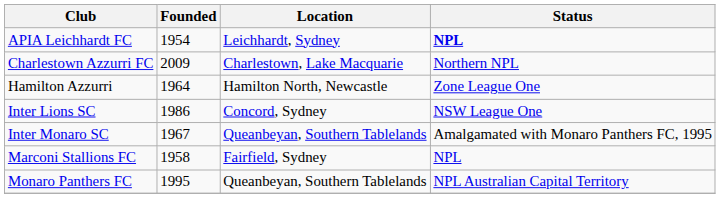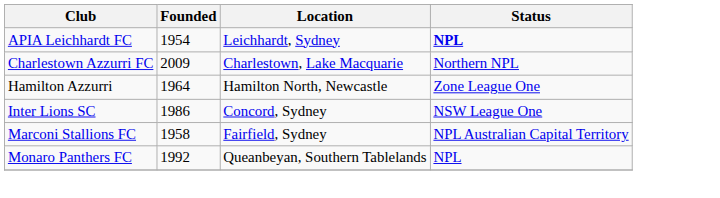- row: (58, 134)
(447, 157) NPL -> (531, 134) NPL Australian Capital Territory
(175, 181) 1995 -> (175, 157) 1992
(531, 181) NPL Australian Capital Territory -> (447, 157) NPL
